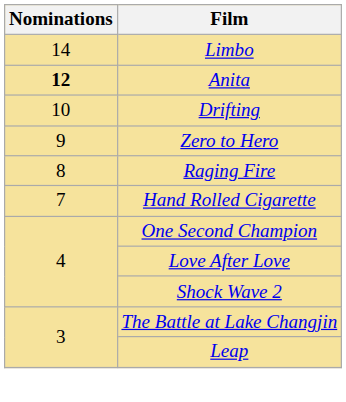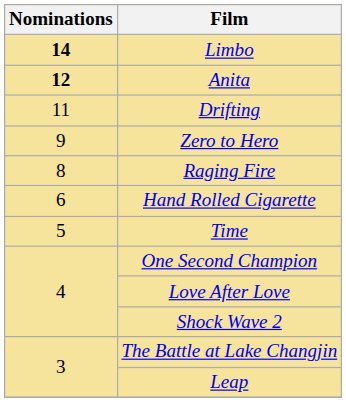(61, 49) normal -> (61, 49) bold
(61, 110) 10 -> (61, 110) 11
(61, 200) 7 -> (61, 200) 6
+ row: (229, 230)
